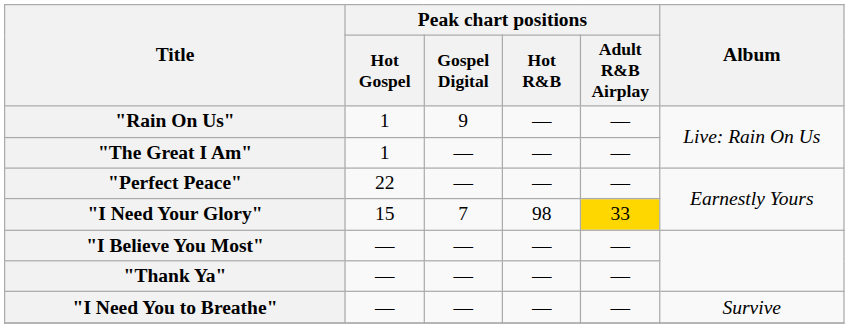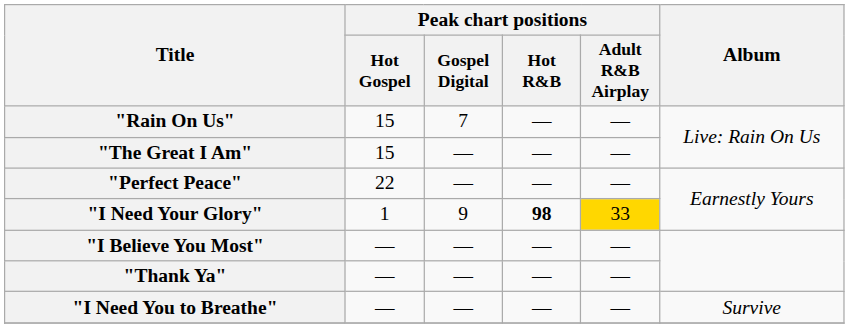(385, 121) 1 -> (385, 121) 15
(463, 121) 9 -> (463, 121) 7
(385, 152) 1 -> (385, 152) 15
(385, 214) 15 -> (385, 214) 1
(463, 214) 7 -> (463, 214) 9
(542, 214) normal -> (542, 214) bold
